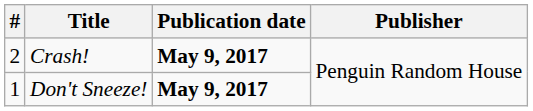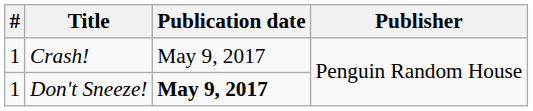(15, 55) 2 -> (15, 55) 1
(213, 55) bold -> (211, 55) normal
